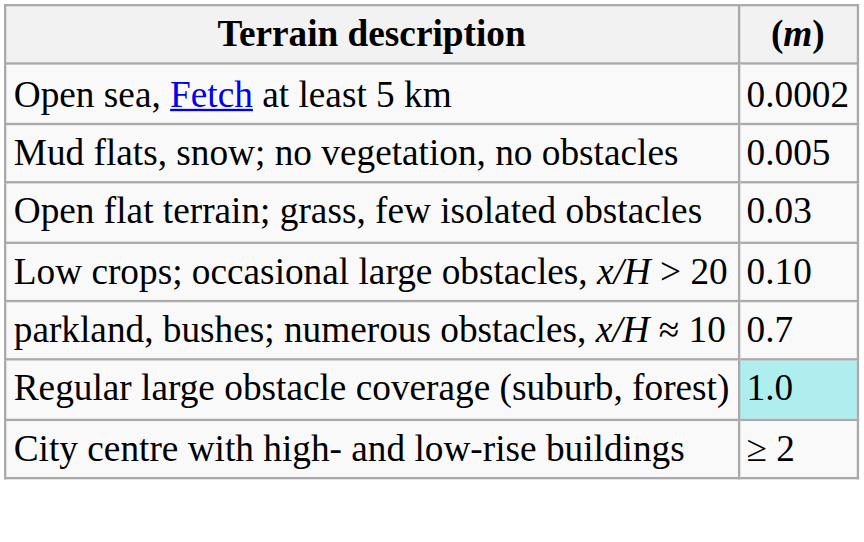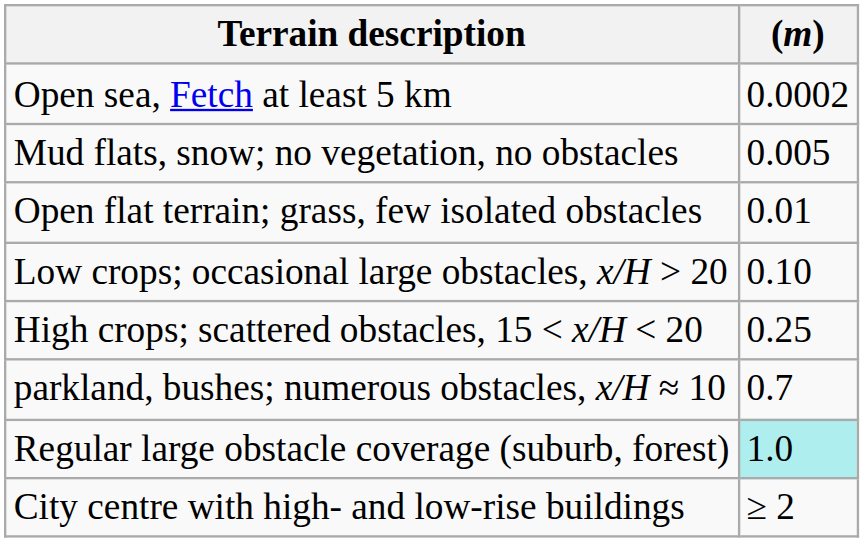(779, 211) 0.03 -> (779, 211) 0.01
+ row: (358, 329)
